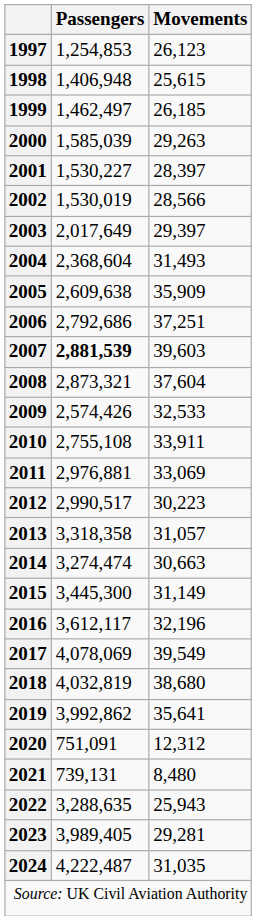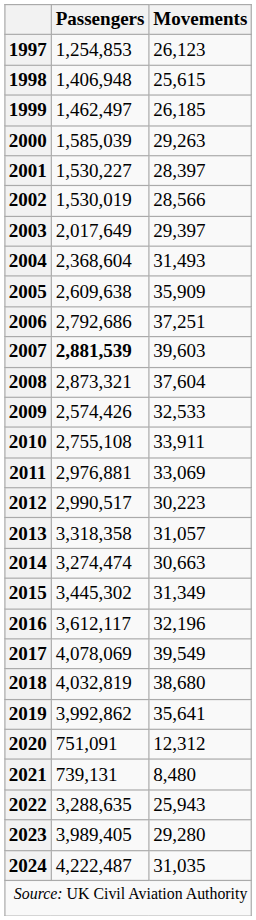(94, 593) 3,445,300 -> (94, 593) 3,445,302
(179, 593) 31,149 -> (179, 593) 31,349
(179, 834) 29,281 -> (179, 834) 29,280
